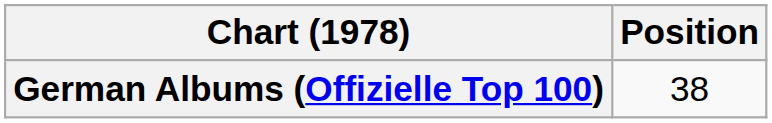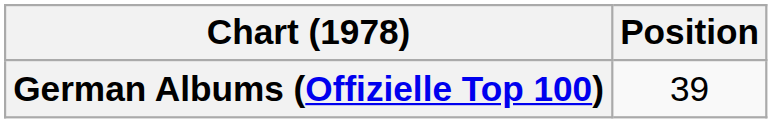(690, 88) 38 -> (690, 88) 39
